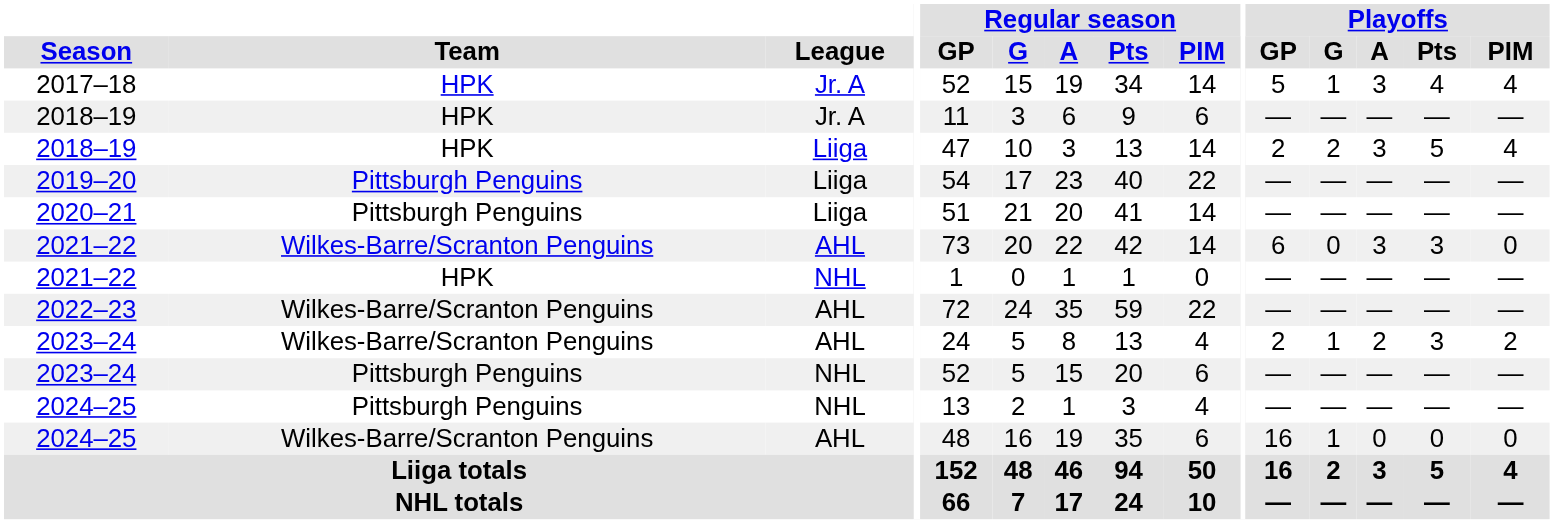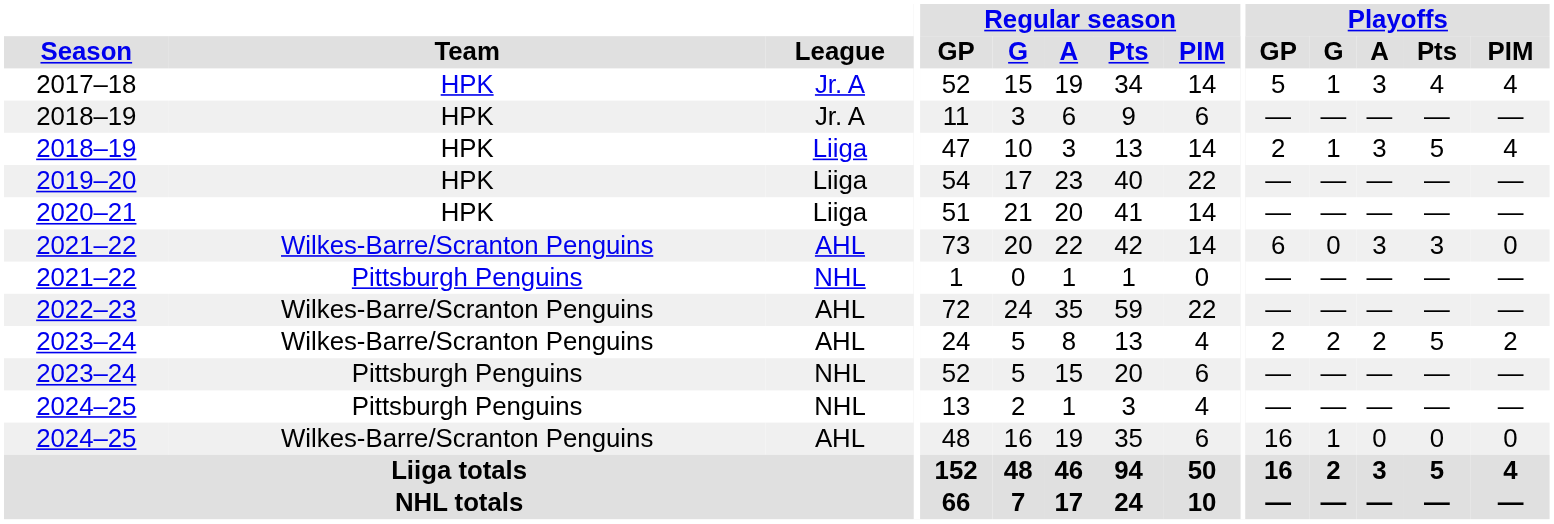(1333, 148) 2 -> (1333, 148) 1
(467, 180) Pittsburgh Penguins -> (467, 180) HPK
(467, 212) Pittsburgh Penguins -> (467, 212) HPK
(467, 277) HPK -> (467, 277) Pittsburgh Penguins
(1333, 341) 1 -> (1333, 341) 2
(1437, 341) 3 -> (1437, 341) 5
